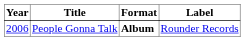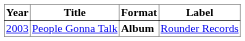(17, 28) 2006 -> (17, 28) 2003
